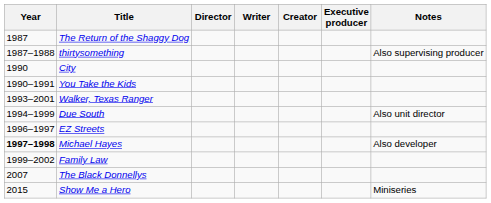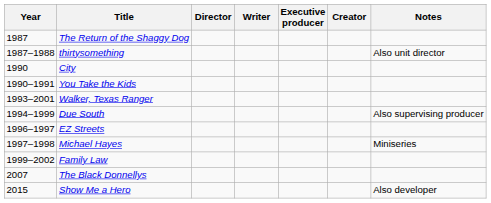columns swapped: (346, 17) <-> (300, 17)
(428, 53) Also supervising producer -> (409, 53) Also unit director
(409, 114) Also unit director -> (428, 114) Also supervising producer
(31, 144) bold -> (31, 144) normal
(405, 144) Also developer -> (395, 144) Miniseries
(395, 190) Miniseries -> (405, 190) Also developer
